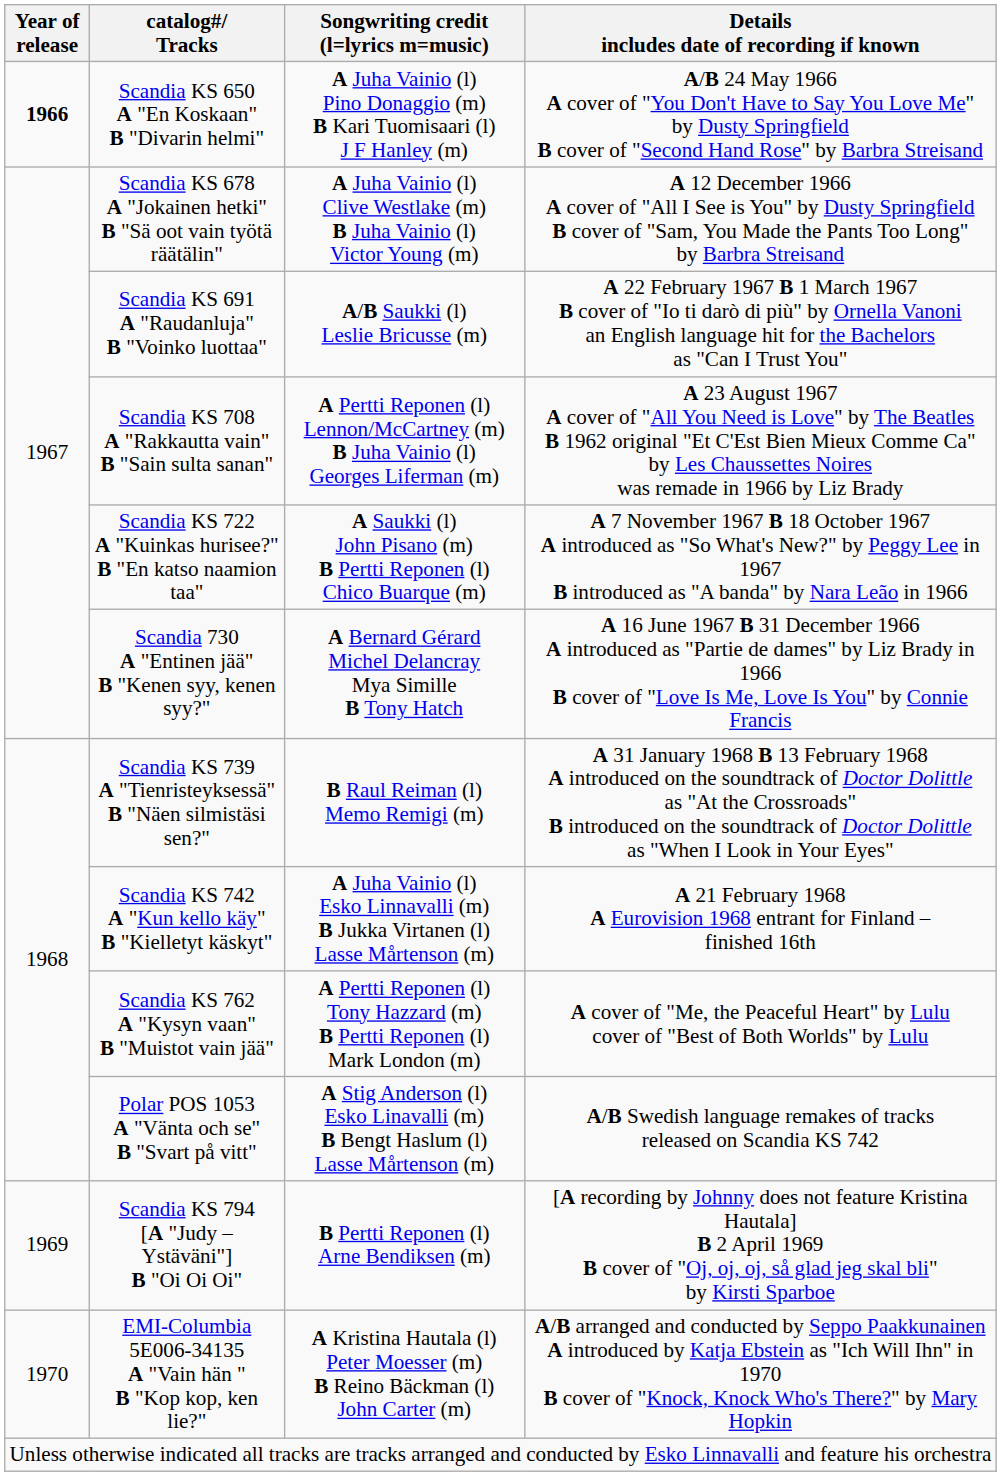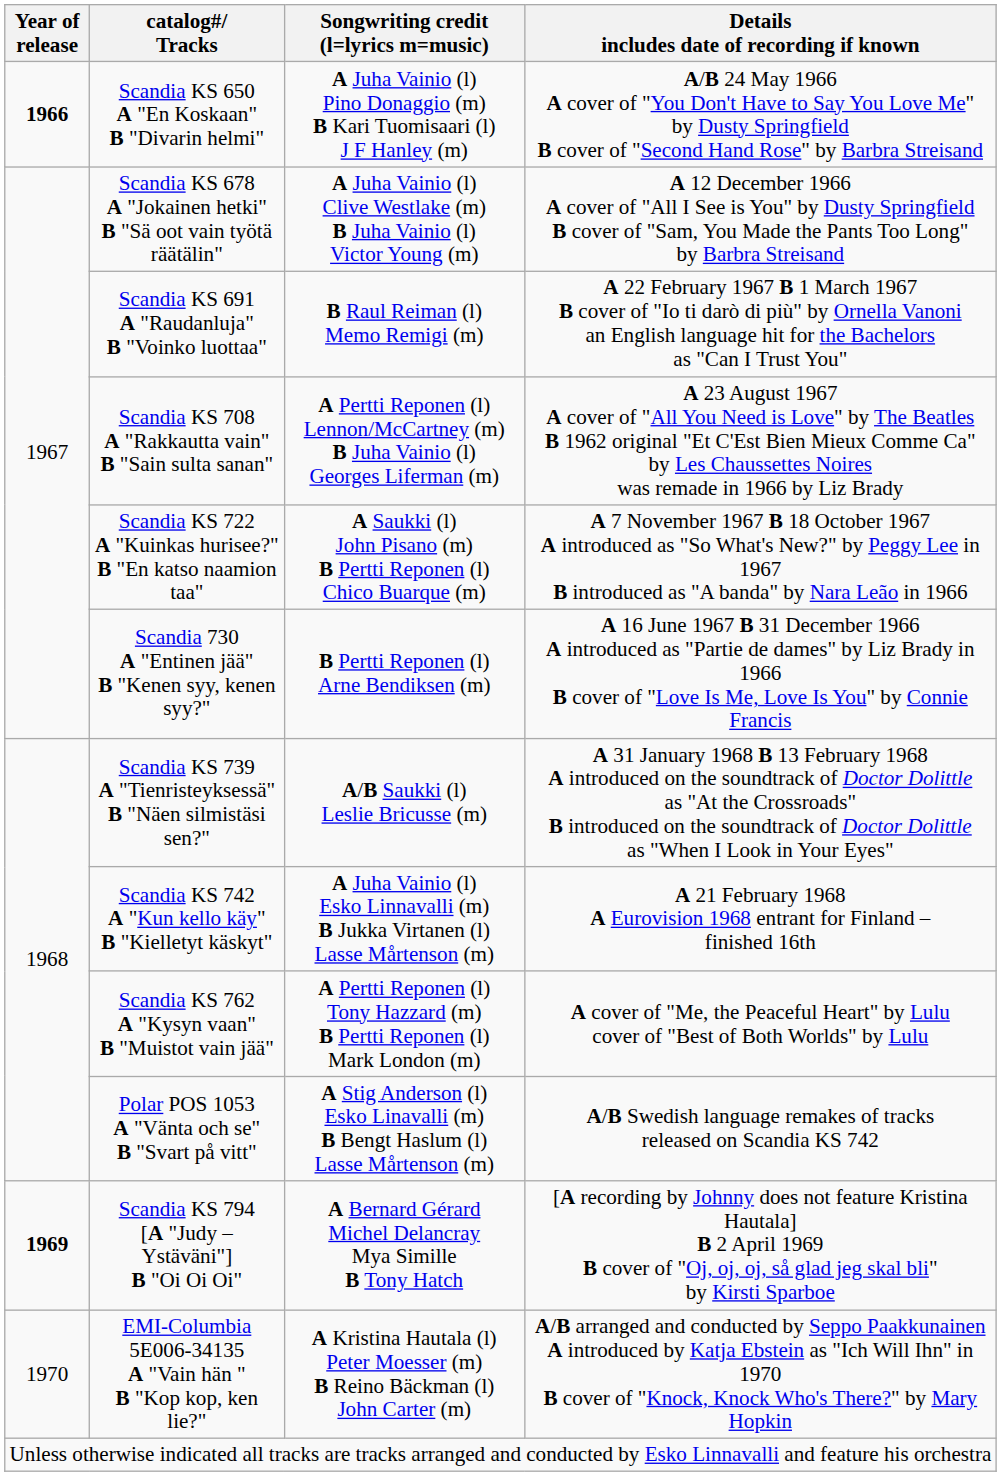(404, 323) A/B Saukki (l) Leslie Bricusse (m) -> (404, 323) B Raul Reiman (l) Memo Remigi (m)
(404, 673) A Bernard Gérard Michel Delancray Mya Simille B Tony Hatch -> (404, 673) B Pertti Reponen (l) Arne Bendiksen (m)
(404, 802) B Raul Reiman (l) Memo Remigi (m) -> (404, 802) A/B Saukki (l) Leslie Bricusse (m)
(47, 1245) normal -> (47, 1245) bold
(404, 1245) B Pertti Reponen (l) Arne Bendiksen (m) -> (404, 1245) A Bernard Gérard Michel Delancray Mya Simille B Tony Hatch
